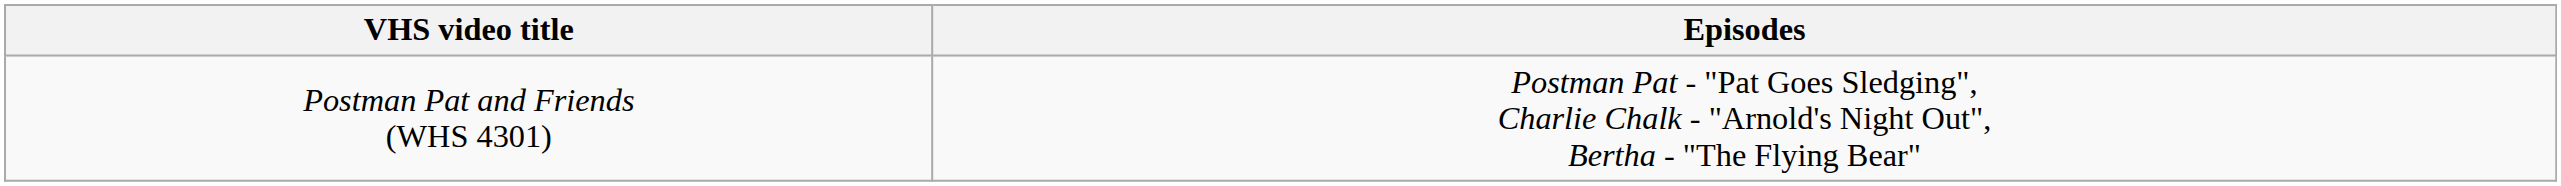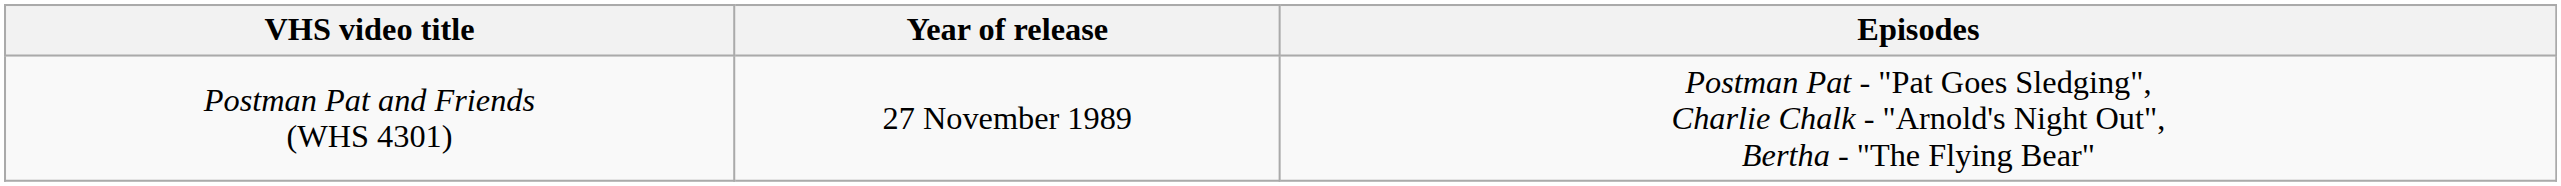+ column: (1007, 30)
